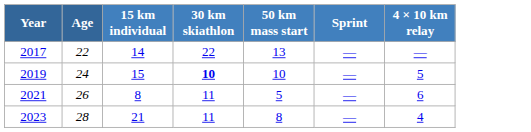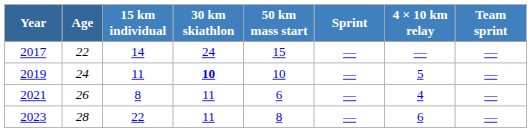+ column: (491, 23)
(208, 52) 22 -> (208, 52) 24
(279, 52) 13 -> (279, 52) 15
(138, 74) 15 -> (138, 74) 11
(279, 95) 5 -> (279, 95) 6
(420, 95) 6 -> (420, 95) 4
(138, 117) 21 -> (138, 117) 22
(420, 117) 4 -> (420, 117) 6
